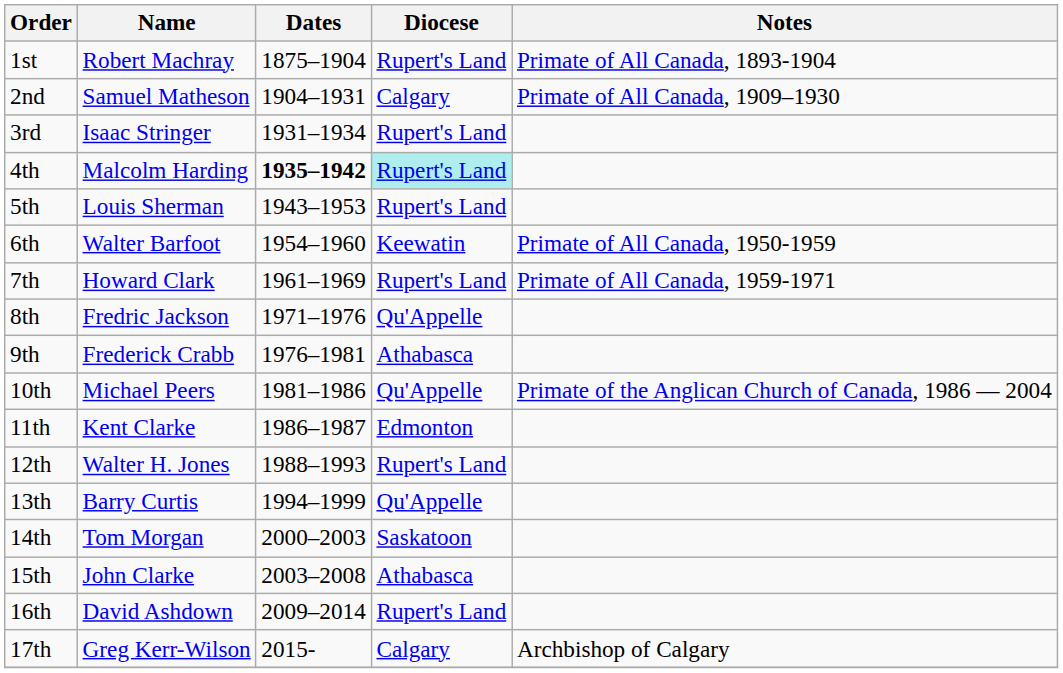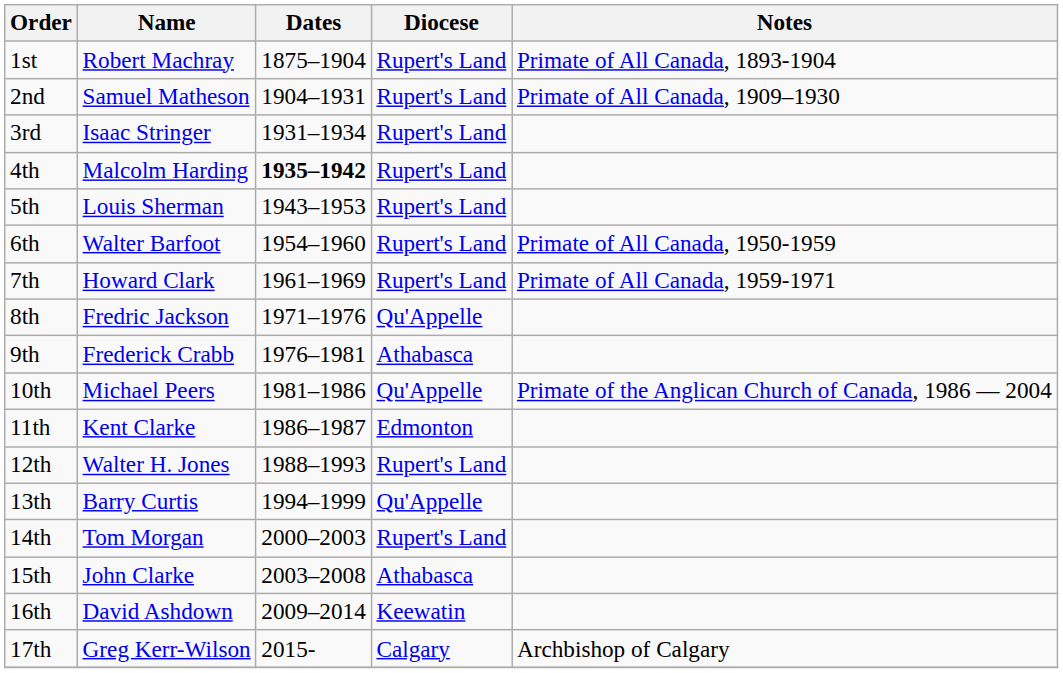(413, 96) Calgary -> (441, 96) Rupert's Land
(441, 170) paleturquoise background -> (441, 170) no background
(421, 243) Keewatin -> (441, 243) Rupert's Land
(424, 538) Saskatoon -> (441, 538) Rupert's Land
(441, 611) Rupert's Land -> (421, 611) Keewatin
